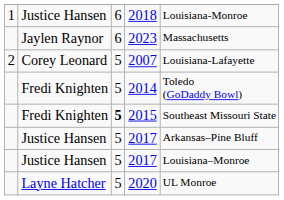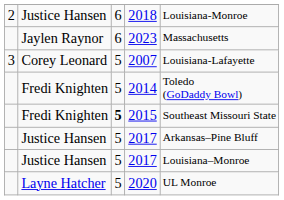(11, 15) 1 -> (11, 15) 2
(11, 60) 2 -> (11, 60) 3
